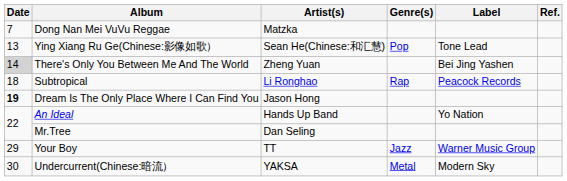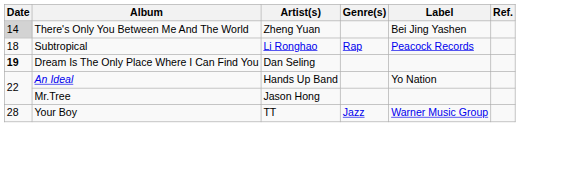- row: (102, 29)
- row: (126, 47)
(292, 98) Jason Hong -> (289, 63) Dan Seling
(289, 132) Dan Seling -> (292, 96) Jason Hong
(13, 148) 29 -> (13, 113) 28
- row: (104, 166)
